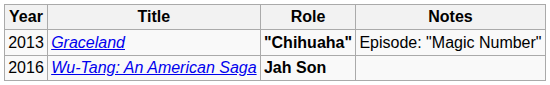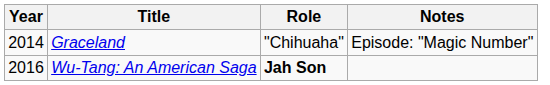(26, 42) 2013 -> (26, 42) 2014
(308, 42) bold -> (304, 42) normal
